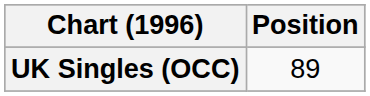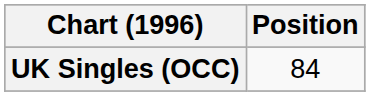(305, 68) 89 -> (305, 68) 84
